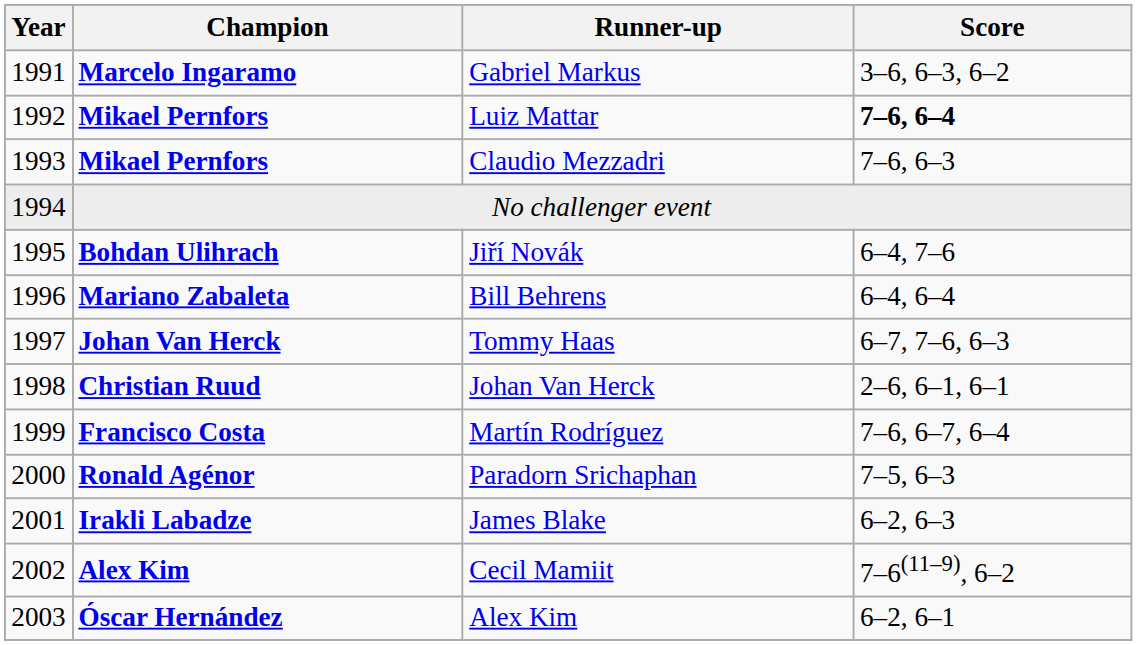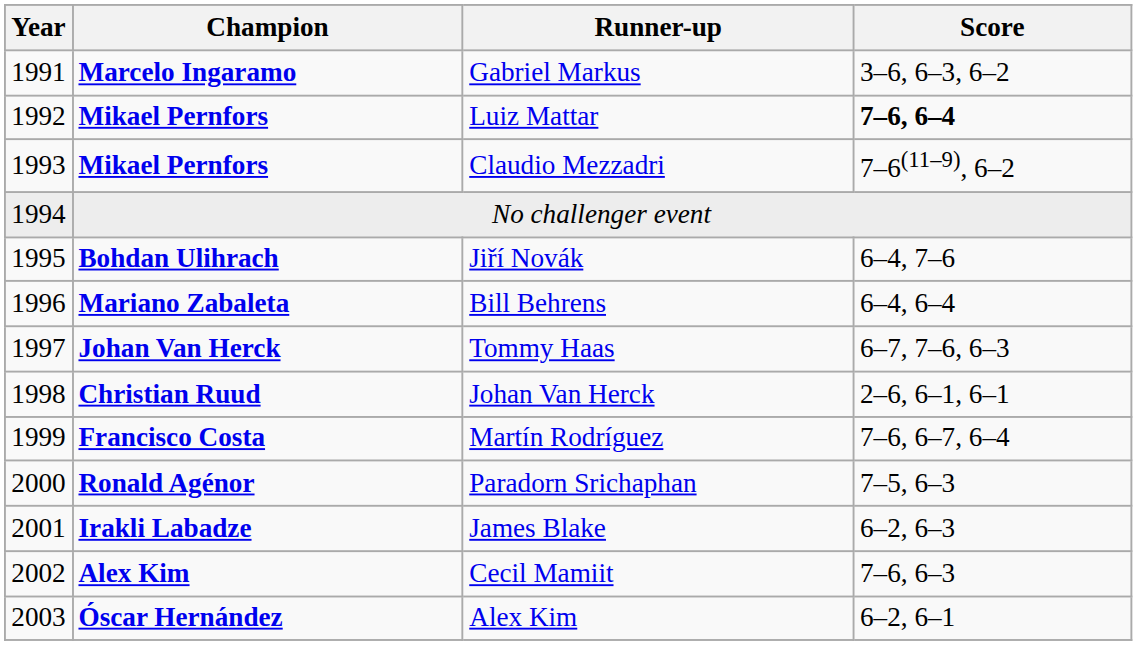(908, 161) 7–6, 6–3 -> (937, 165) 7–6(11–9), 6–2
(937, 569) 7–6(11–9), 6–2 -> (908, 573) 7–6, 6–3
